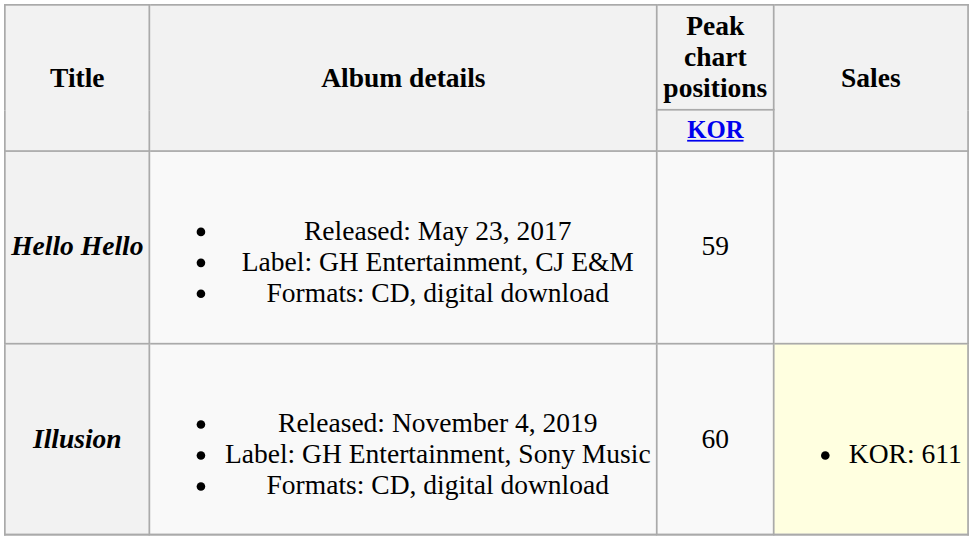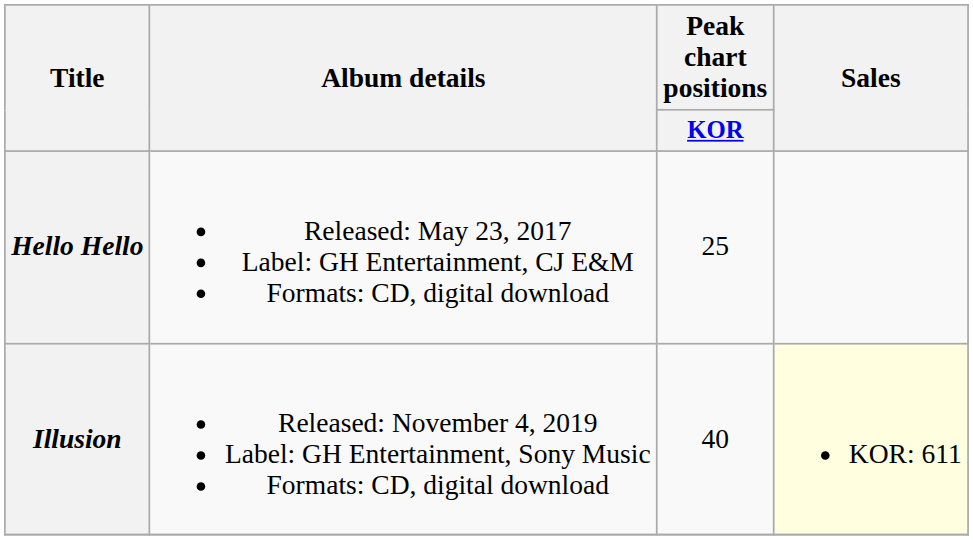(715, 246) 59 -> (715, 246) 25
(715, 438) 60 -> (715, 438) 40
